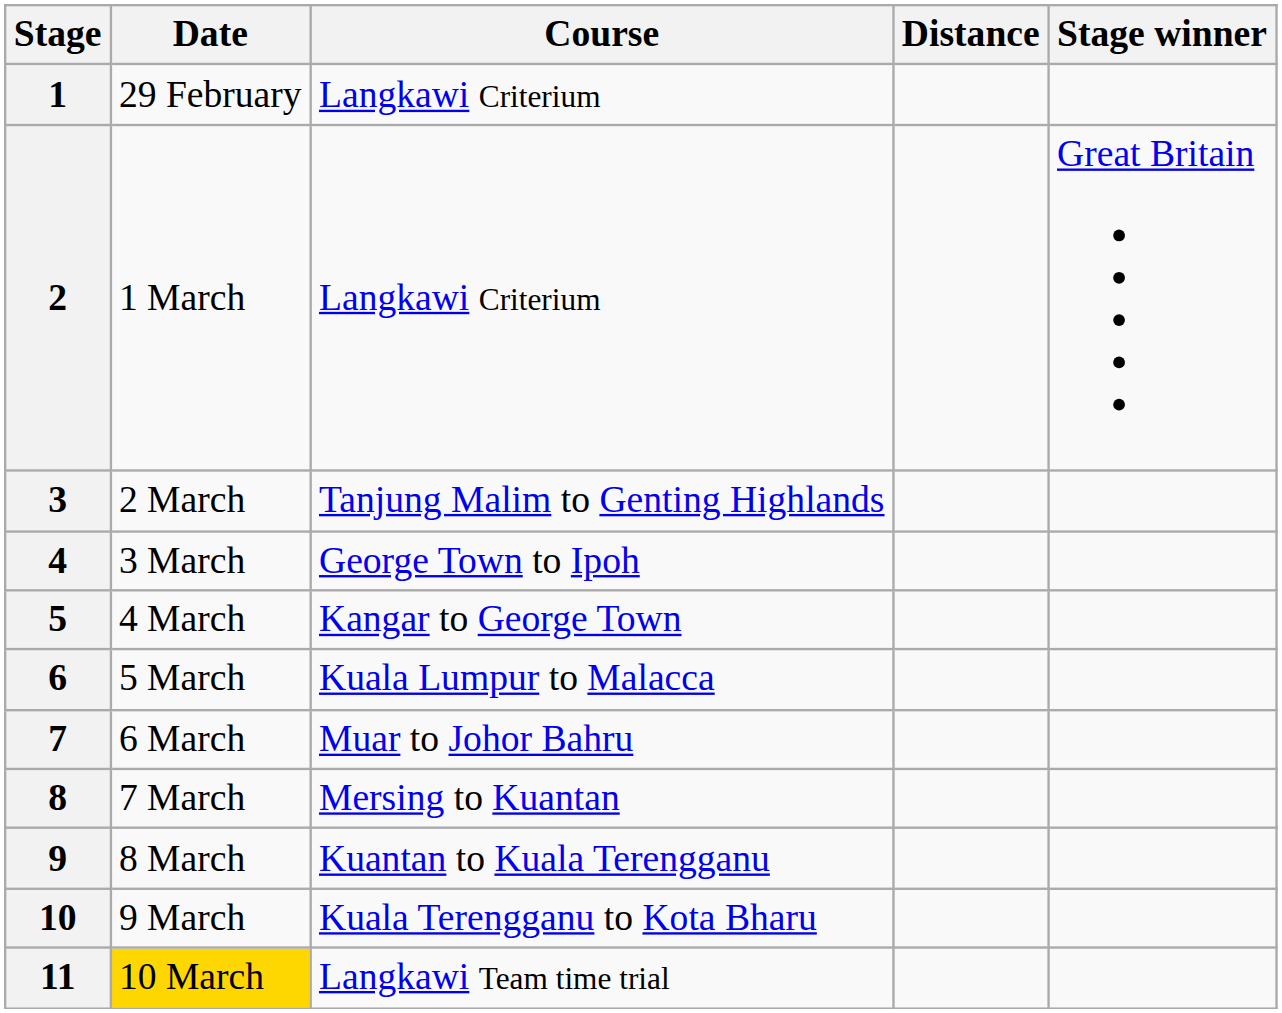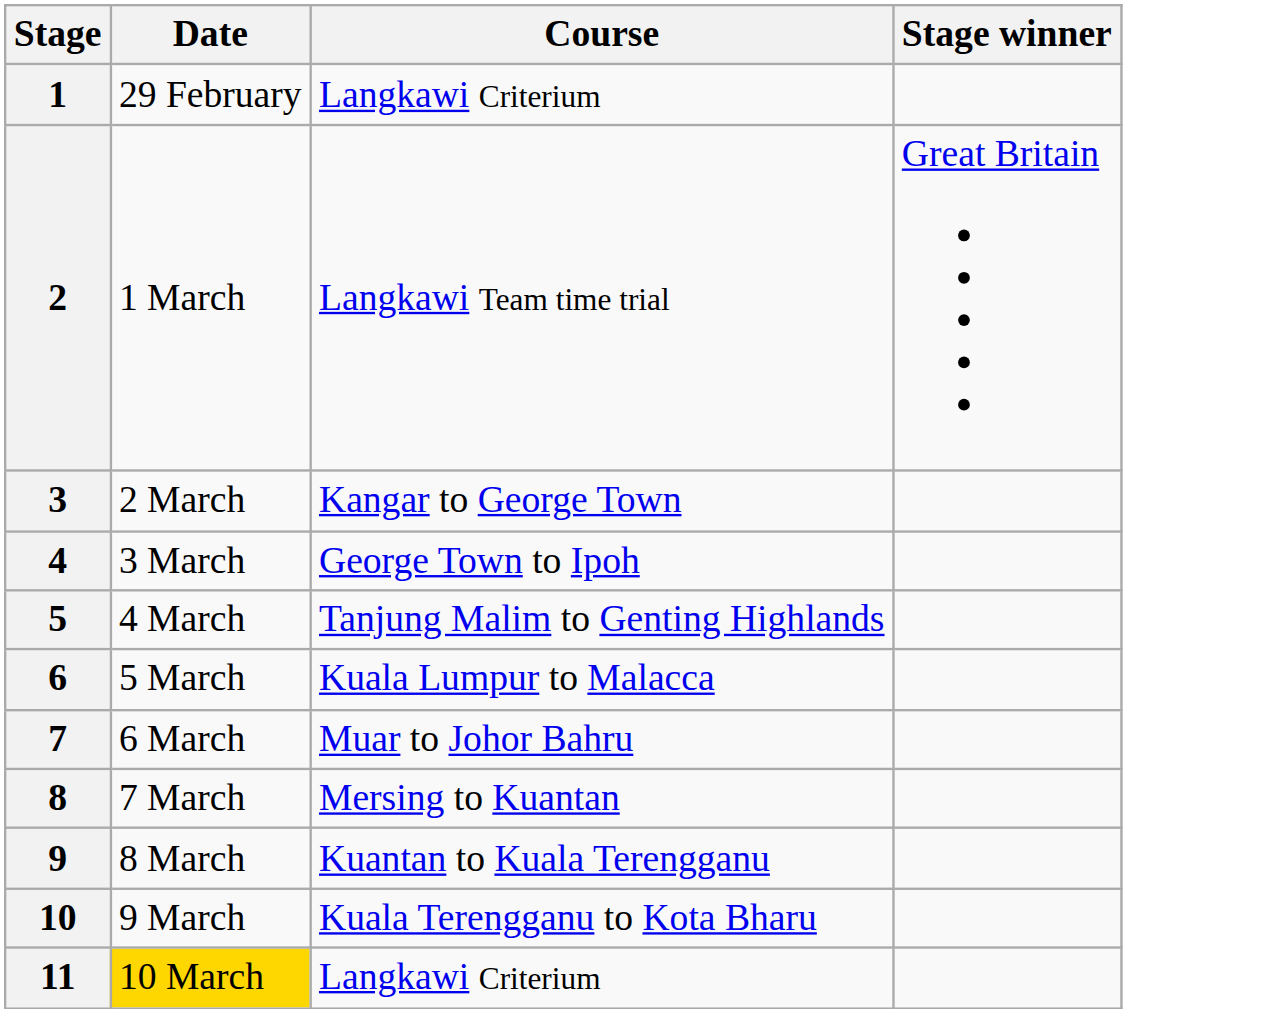- column: (971, 34)
(460, 296) Langkawi Criterium -> (494, 296) Langkawi Team time trial
(602, 499) Tanjung Malim to Genting Highlands -> (500, 499) Kangar to George Town
(500, 619) Kangar to George Town -> (602, 619) Tanjung Malim to Genting Highlands
(494, 976) Langkawi Team time trial -> (460, 976) Langkawi Criterium
